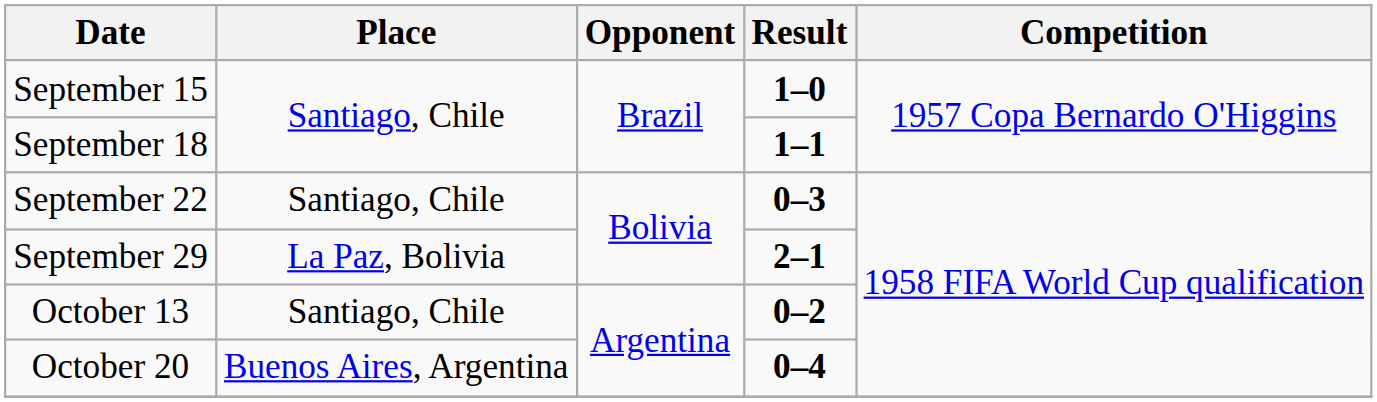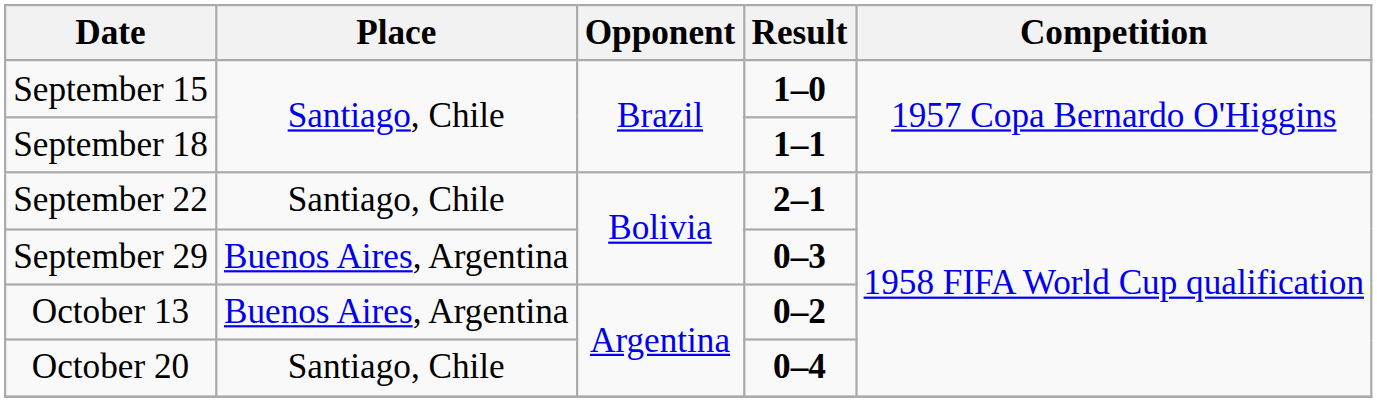(799, 199) 0–3 -> (799, 199) 2–1
(396, 255) La Paz, Bolivia -> (396, 255) Buenos Aires, Argentina
(799, 255) 2–1 -> (799, 255) 0–3
(396, 311) Santiago, Chile -> (396, 311) Buenos Aires, Argentina
(396, 367) Buenos Aires, Argentina -> (396, 367) Santiago, Chile
